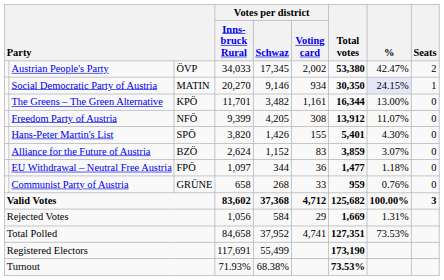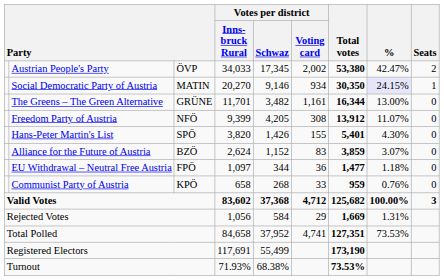(187, 102) KPÖ -> (194, 102) GRÜNE
(194, 184) GRÜNE -> (187, 184) KPÖ
